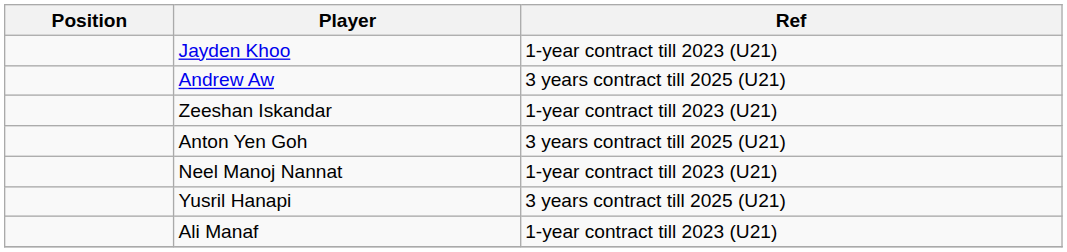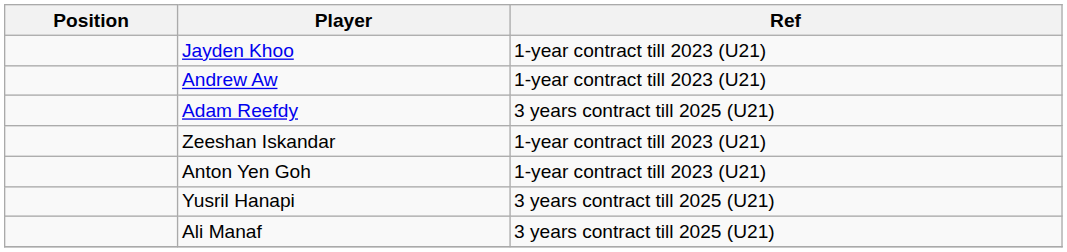(656, 81) 3 years contract till 2025 (U21) -> (640, 81) 1-year contract till 2023 (U21)
+ row: (240, 111)
(656, 141) 3 years contract till 2025 (U21) -> (640, 171) 1-year contract till 2023 (U21)
- row: (260, 171)
(651, 232) 1-year contract till 2023 (U21) -> (644, 232) 3 years contract till 2025 (U21)
